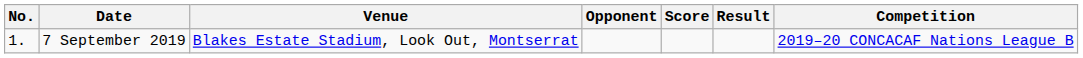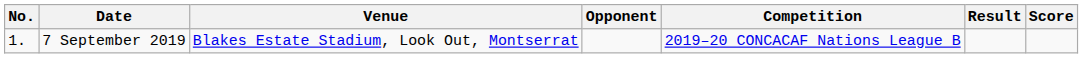columns swapped: (687, 17) <-> (926, 17)
